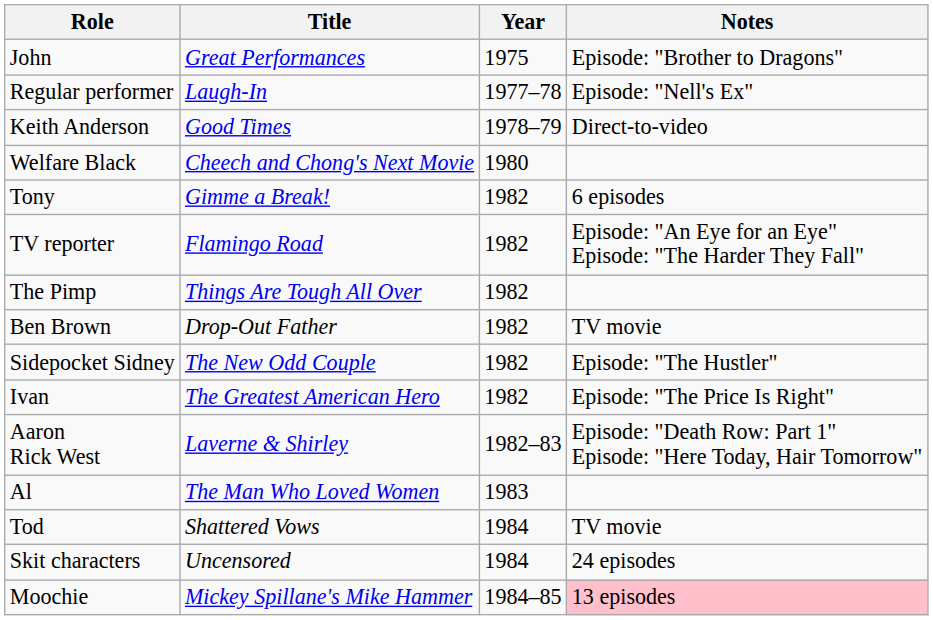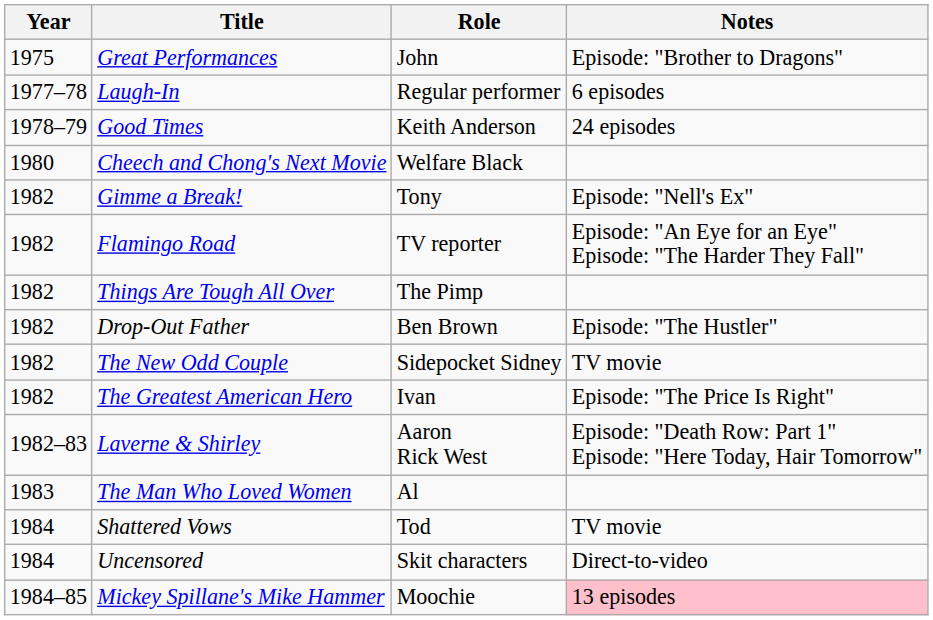columns swapped: (523, 22) <-> (92, 22)
(663, 92) Episode: "Nell's Ex" -> (618, 92) 6 episodes
(640, 127) Direct-to-video -> (624, 127) 24 episodes
(618, 197) 6 episodes -> (663, 197) Episode: "Nell's Ex"
(617, 326) TV movie -> (675, 326) Episode: "The Hustler"
(675, 362) Episode: "The Hustler" -> (617, 362) TV movie
(624, 561) 24 episodes -> (640, 561) Direct-to-video
